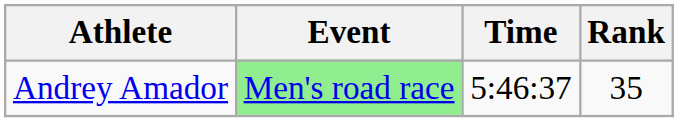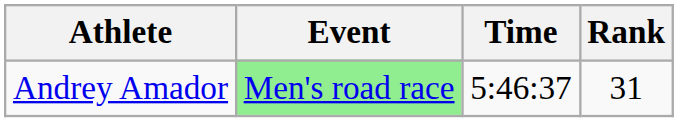(626, 87) 35 -> (626, 87) 31
